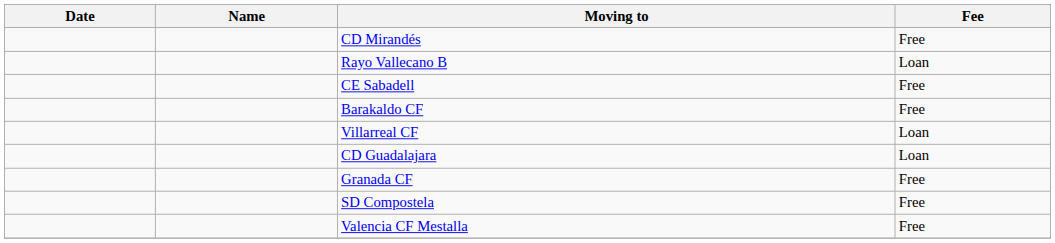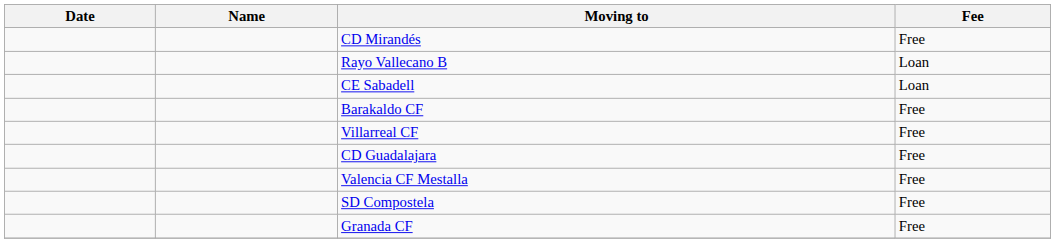(912, 86) Free -> (914, 86) Loan
(914, 132) Loan -> (912, 132) Free
(914, 156) Loan -> (912, 156) Free
rows swapped: (404, 226) <-> (377, 179)
